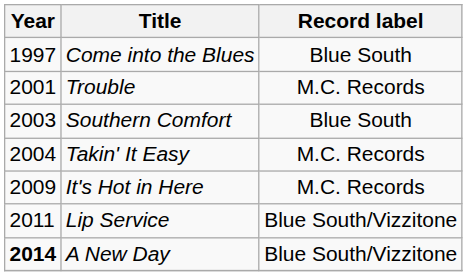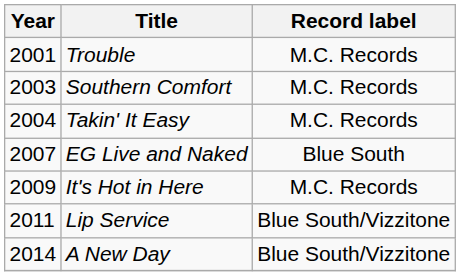- row: (160, 54)
(361, 120) Blue South -> (354, 87) M.C. Records
+ row: (157, 154)
(33, 253) bold -> (33, 253) normal
